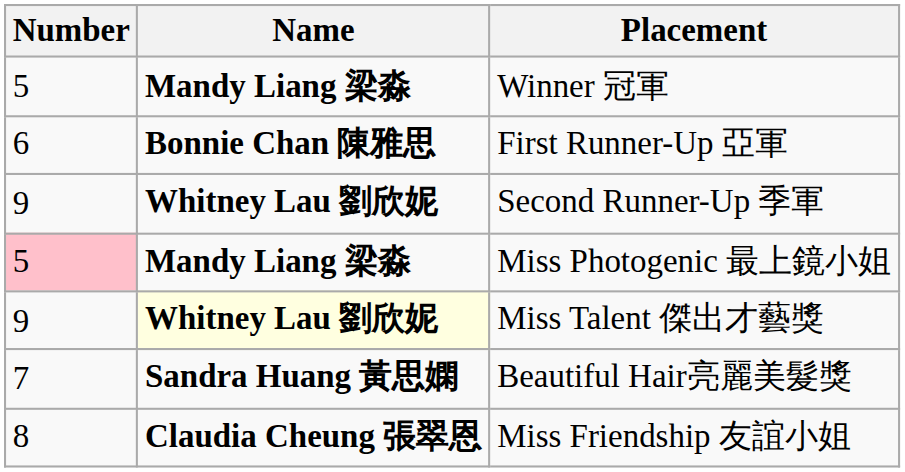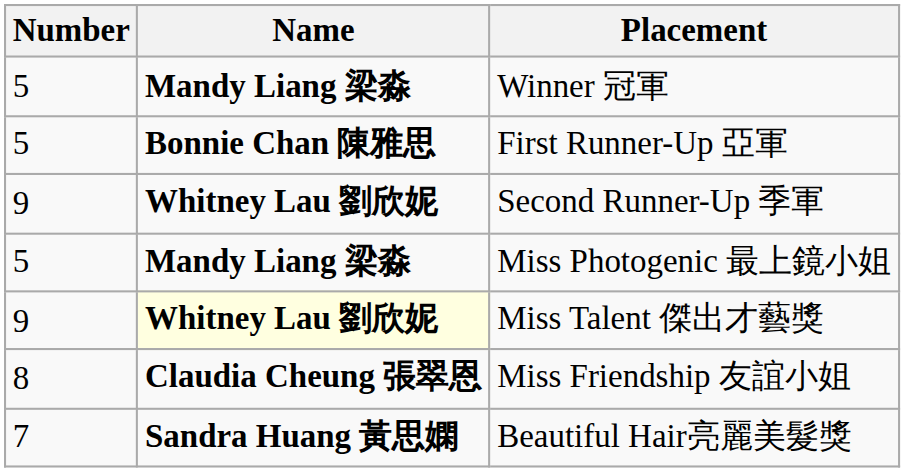(21, 144) 6 -> (21, 144) 5
(21, 261) pink background -> (21, 261) no background
rows swapped: (674, 377) <-> (674, 435)
